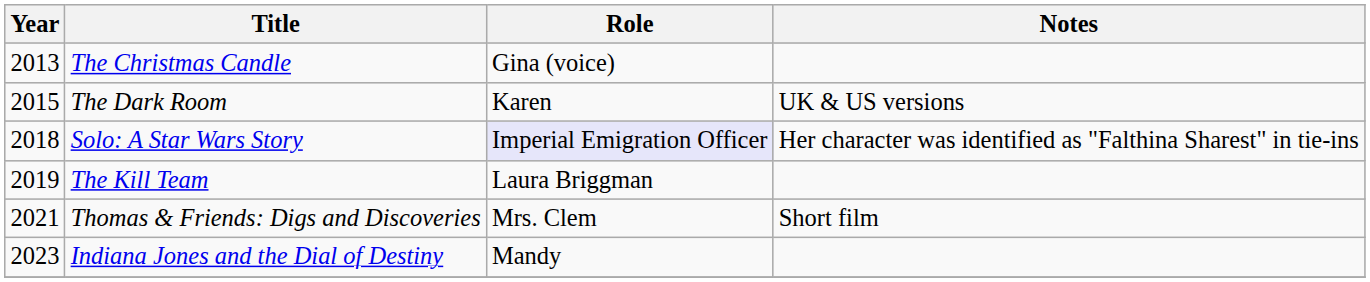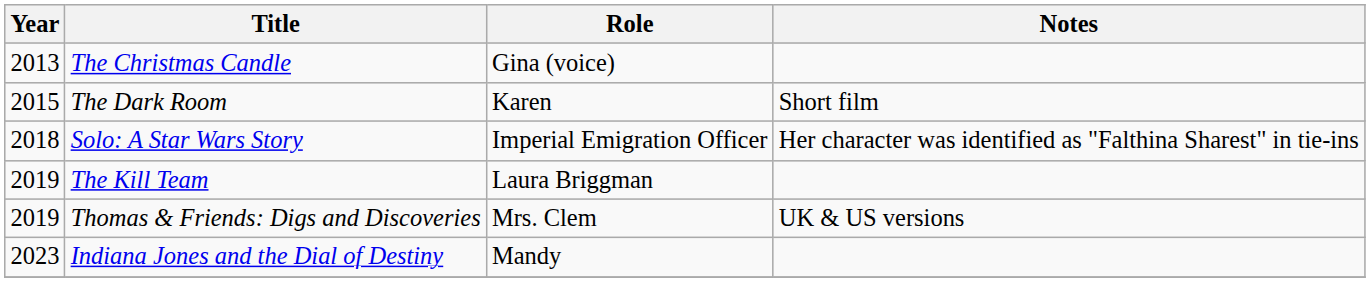(872, 101) UK & US versions -> (829, 101) Short film
(630, 140) lavender background -> (630, 140) no background
(35, 218) 2021 -> (35, 218) 2019
(829, 218) Short film -> (872, 218) UK & US versions
